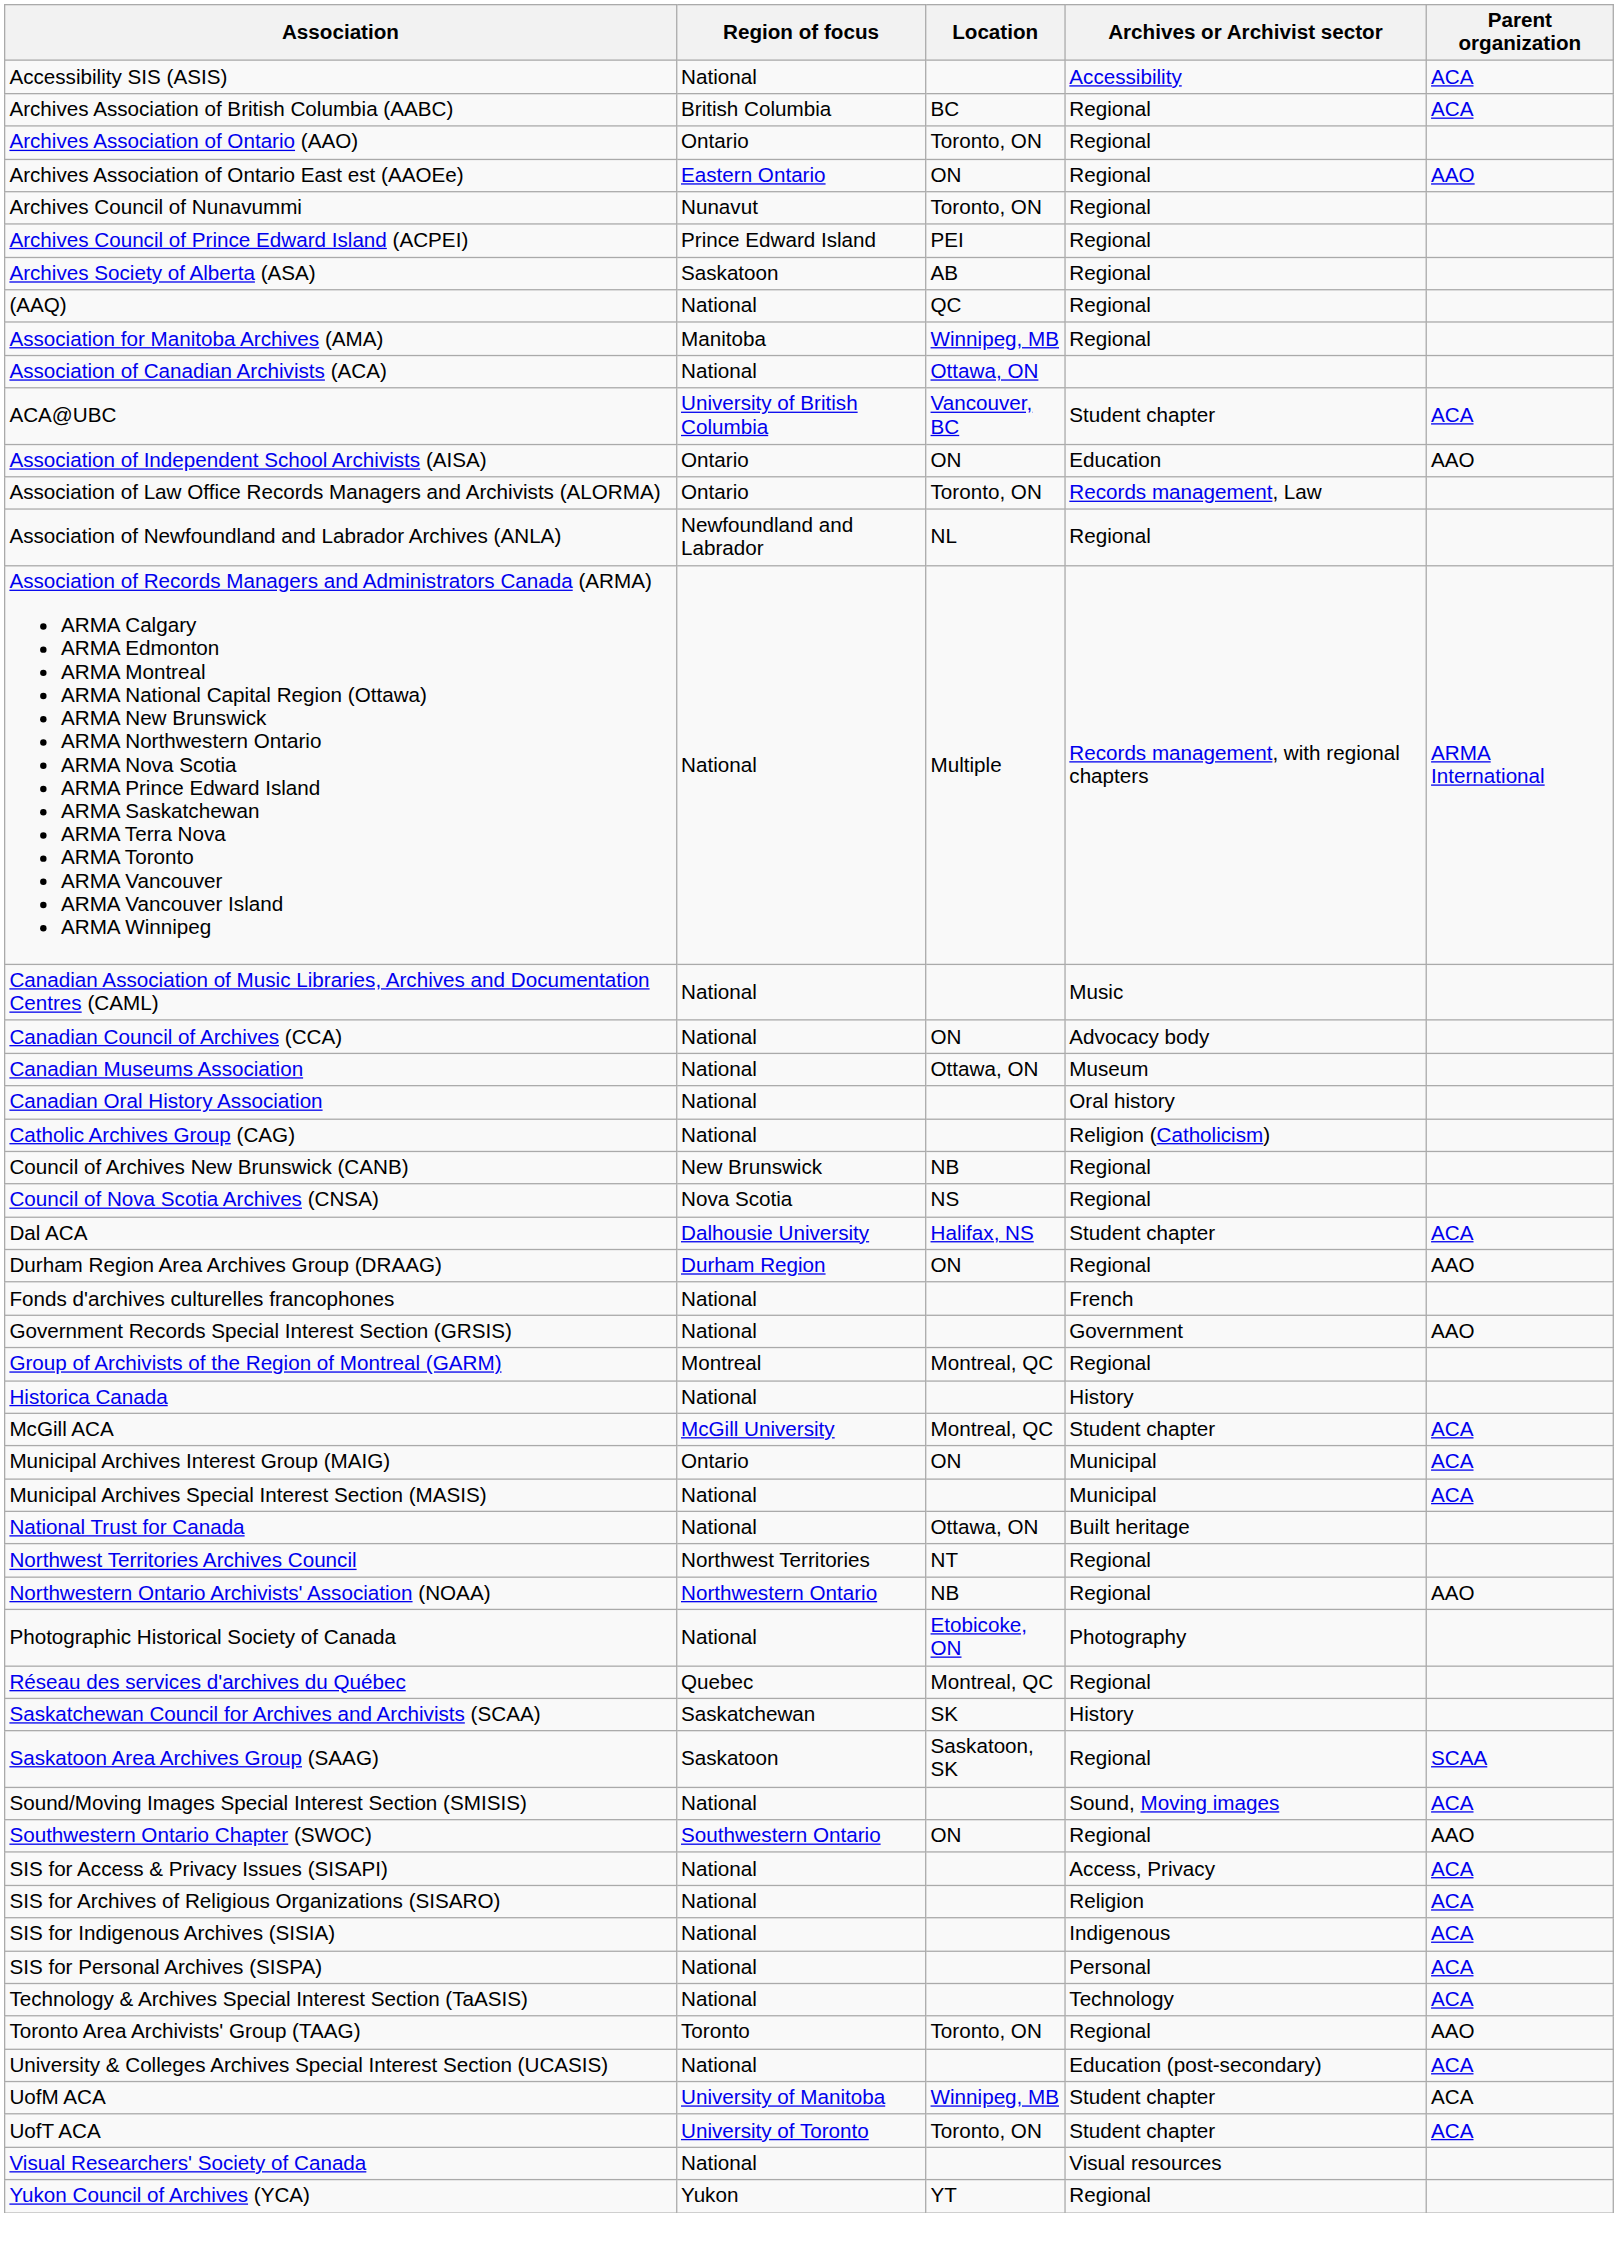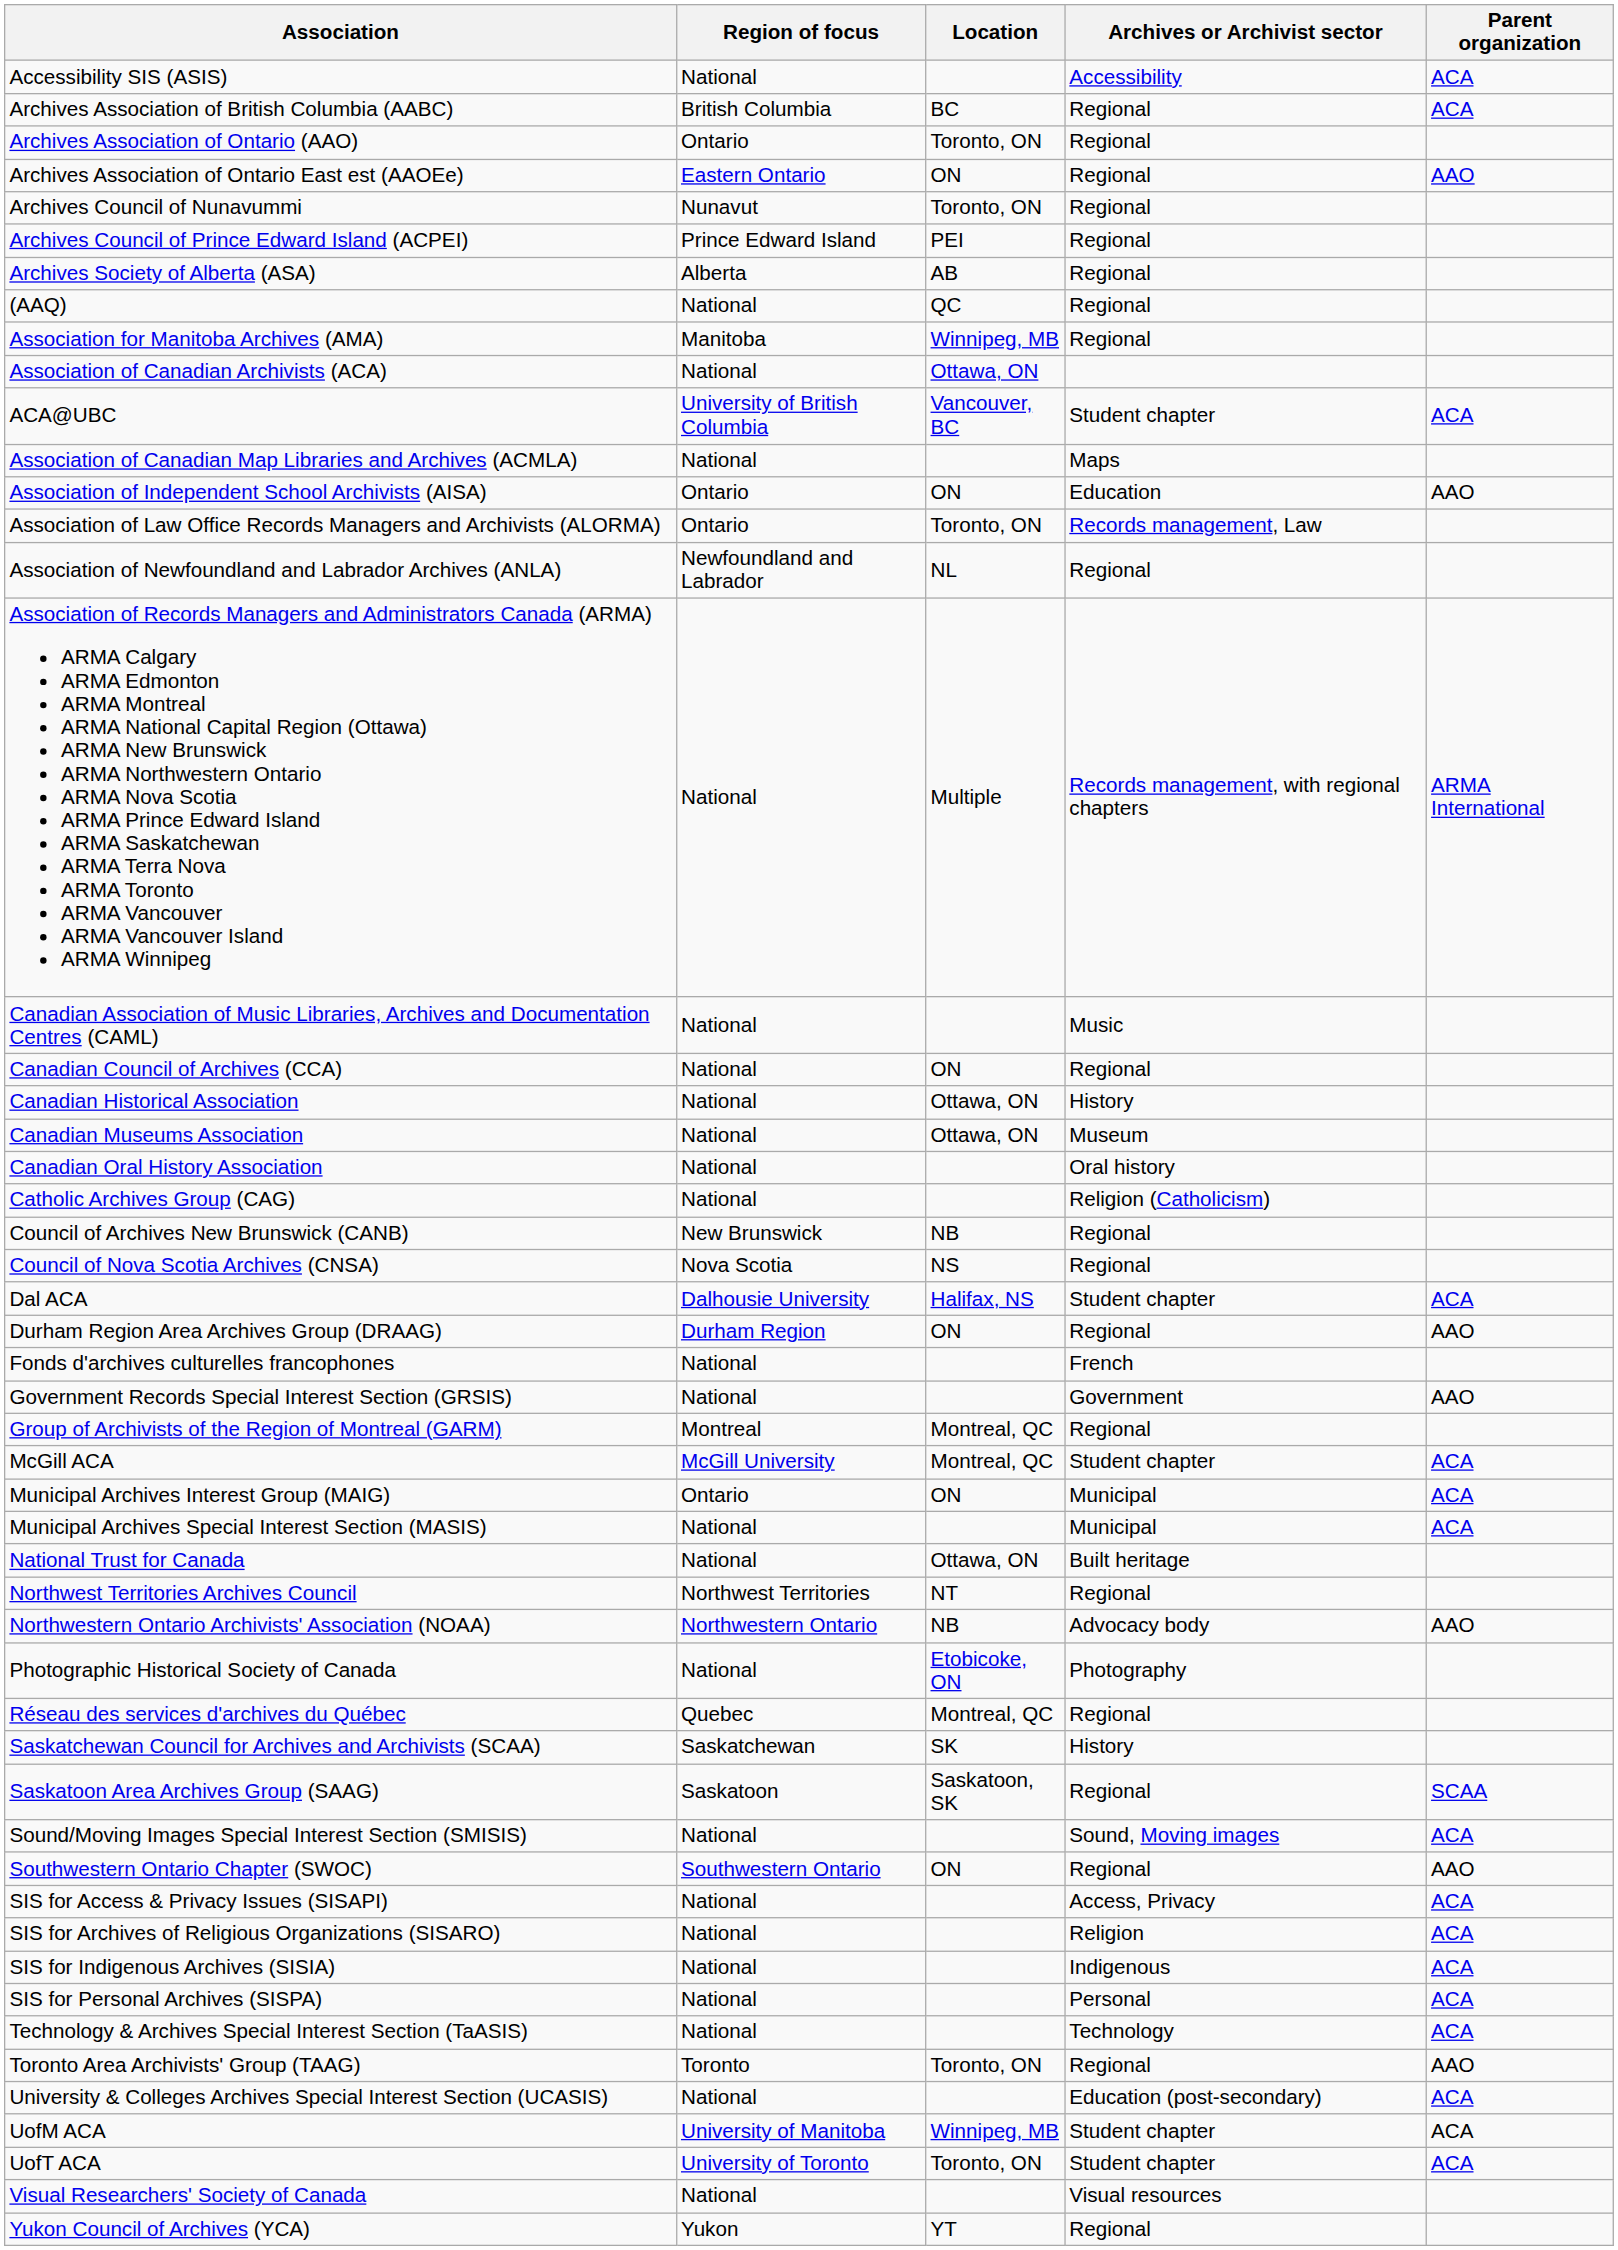(730, 273) Saskatoon -> (714, 273) Alberta
+ row: (293, 460)
(1139, 1036) Advocacy body -> (1110, 1069) Regional
+ row: (154, 1102)
- row: (89, 1396)
(1110, 1593) Regional -> (1139, 1625) Advocacy body
